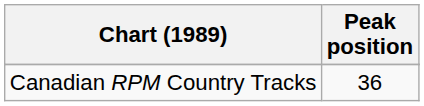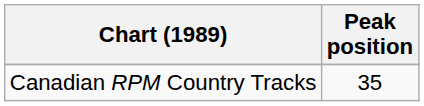(370, 82) 36 -> (370, 82) 35
